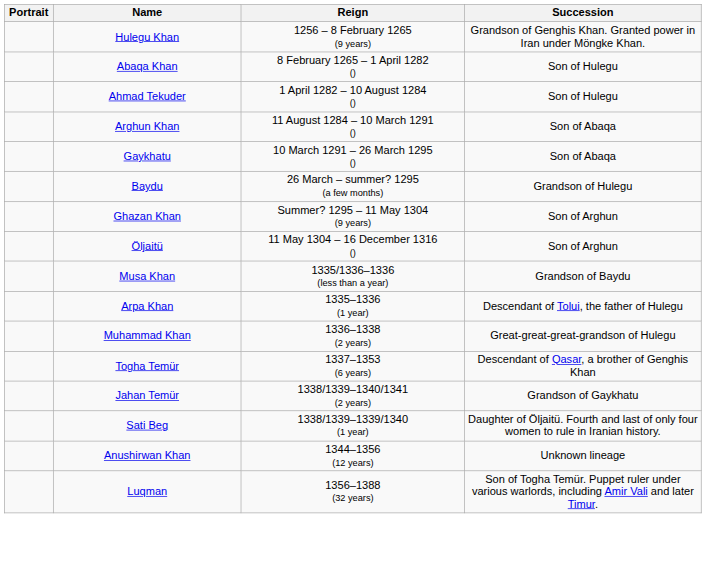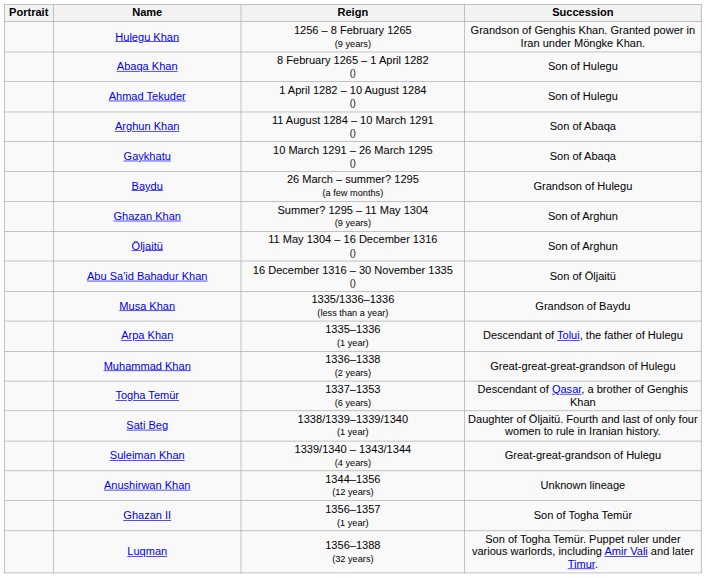+ row: (147, 276)
- row: (147, 396)
+ row: (147, 455)
+ row: (147, 515)
